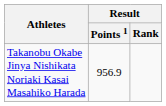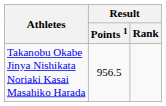(109, 73) 956.9 -> (109, 73) 956.5
